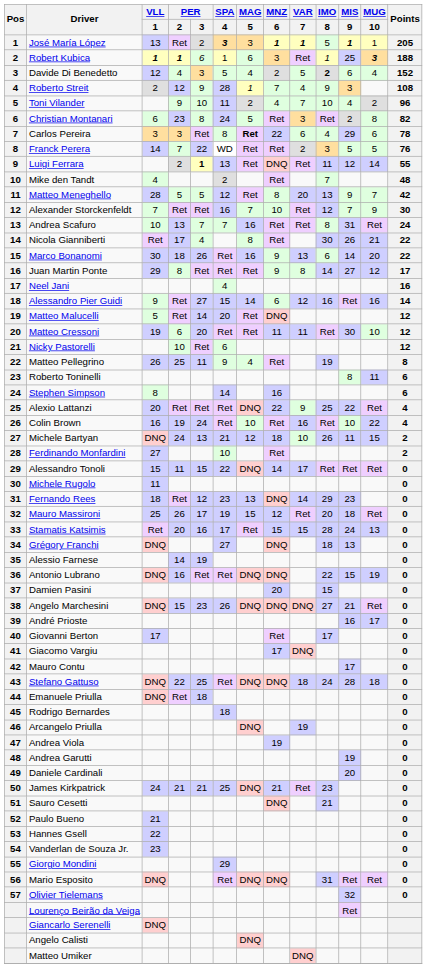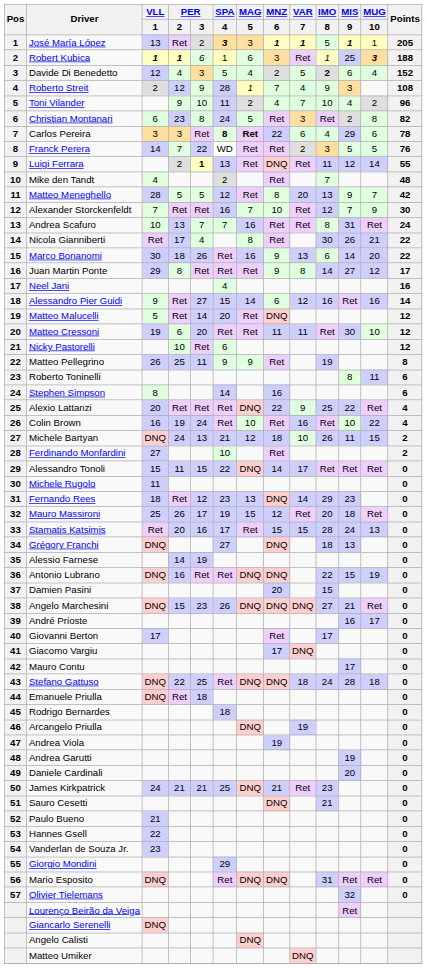(225, 133) normal -> (225, 133) bold
(250, 362) 4 -> (250, 362) 9
